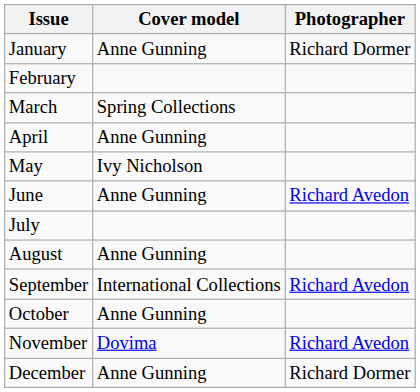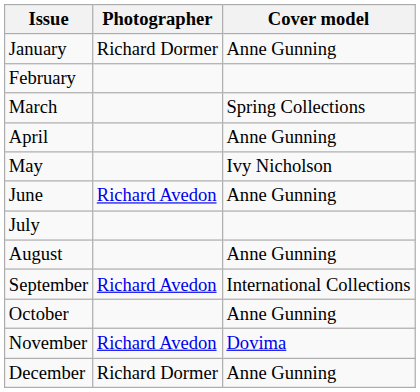columns swapped: (189, 19) <-> (350, 19)
